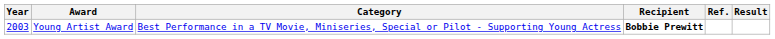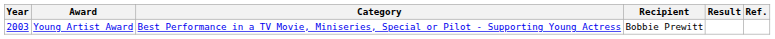columns swapped: (751, 12) <-> (719, 12)
(664, 27) bold -> (664, 27) normal
